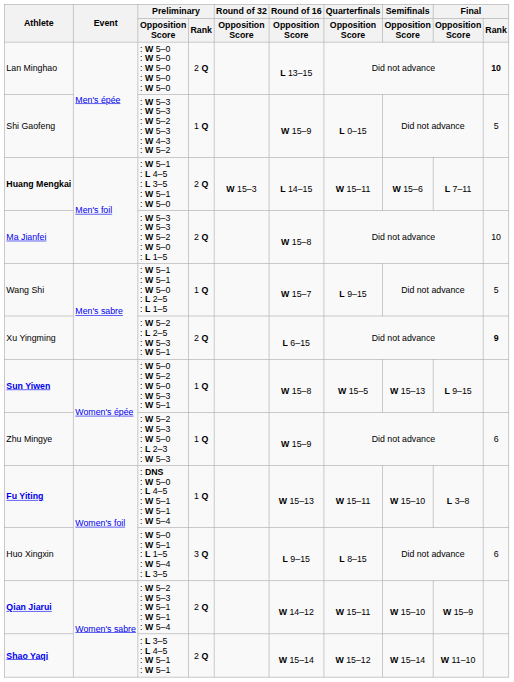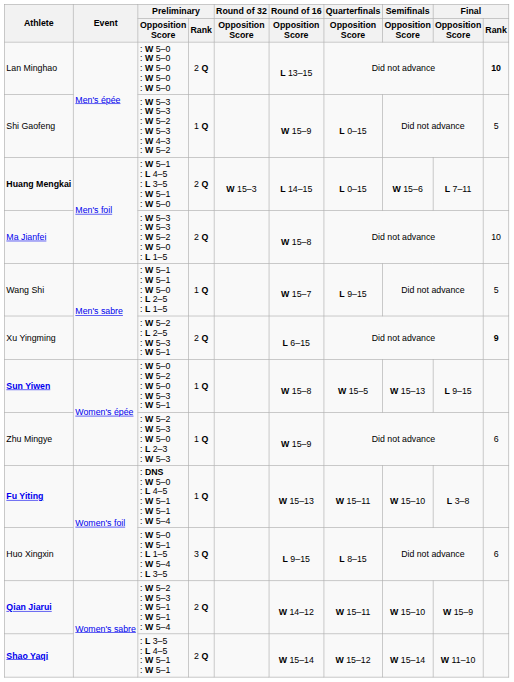(353, 189) W 15–11 -> (353, 189) L 0–15
